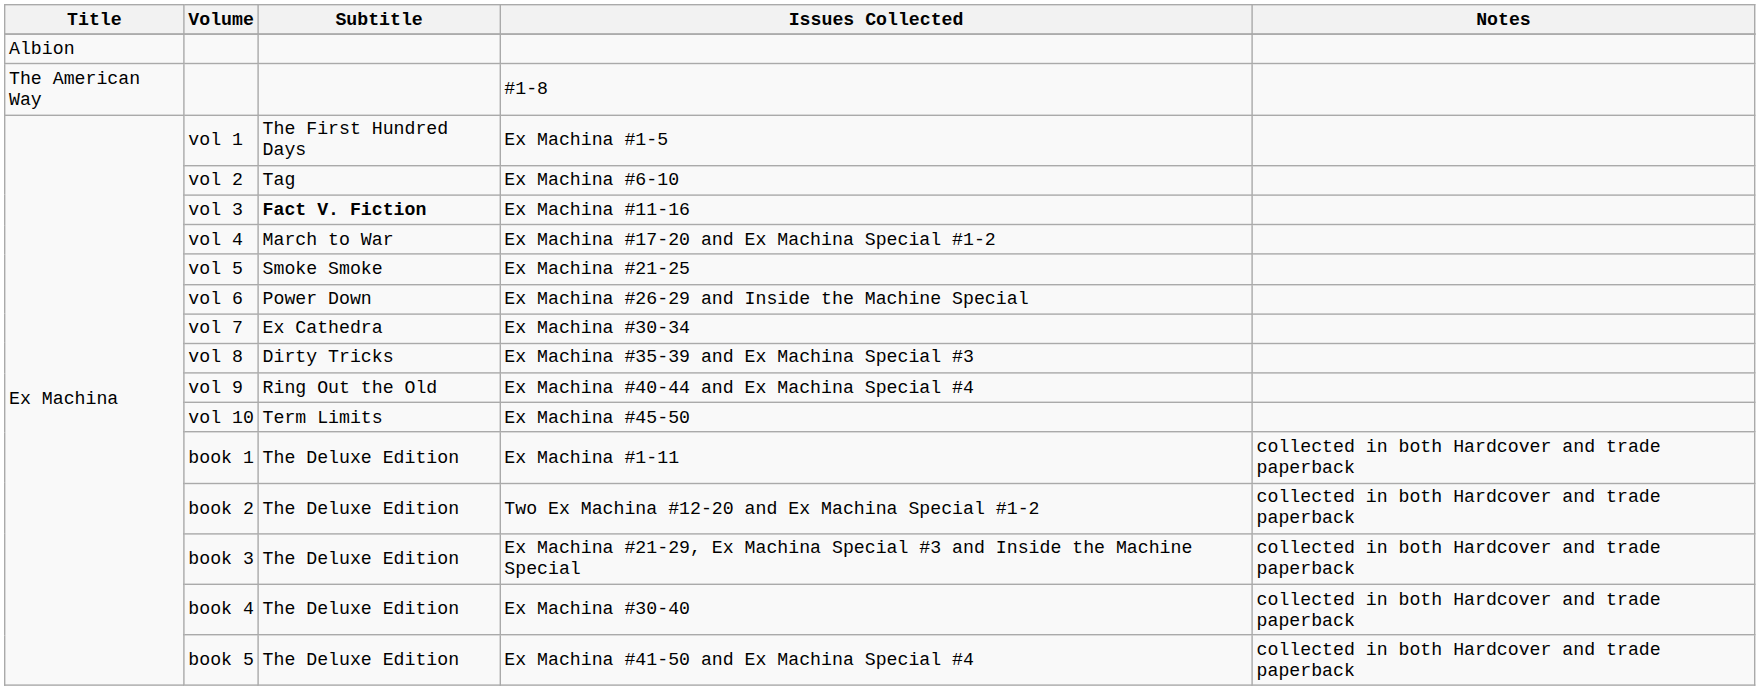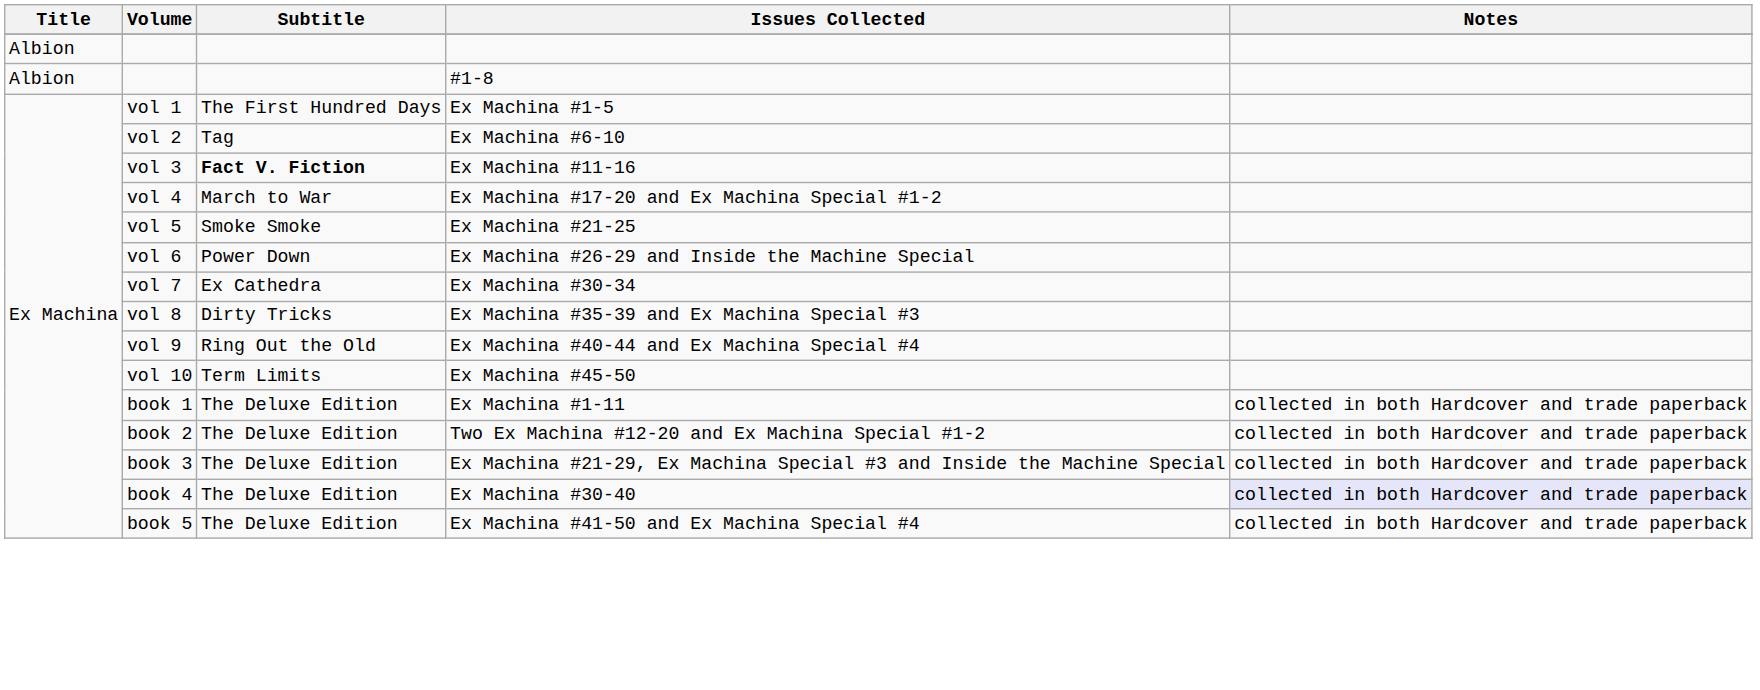(75, 89) The American Way -> (42, 79) Albion
(1459, 610) no background -> (1491, 494) lavender background
